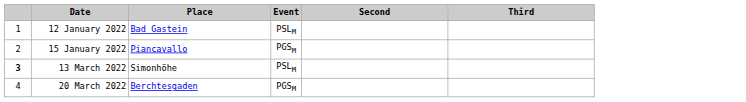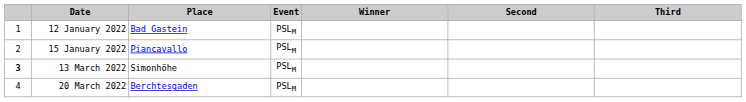+ column: (375, 12)
(286, 49) PGSM -> (286, 49) PSLM
(286, 87) PGSM -> (286, 87) PSLM
